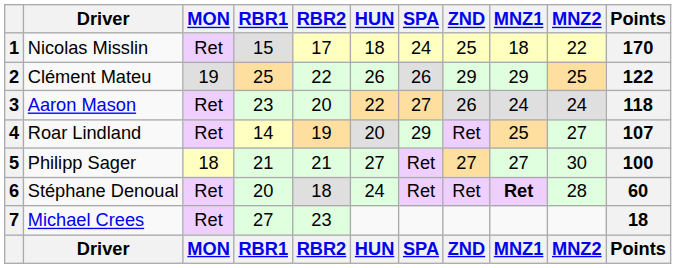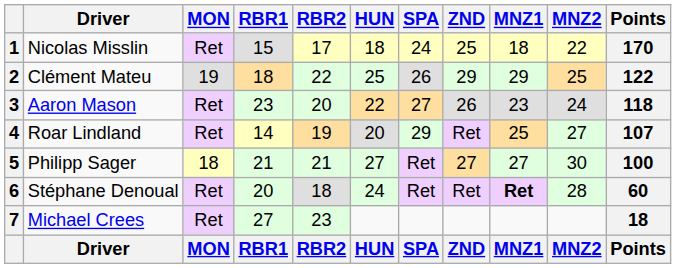(263, 76) 25 -> (263, 76) 18
(375, 76) 26 -> (375, 76) 25
(519, 105) 24 -> (519, 105) 23
